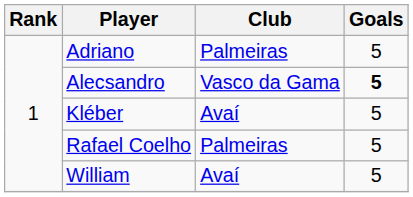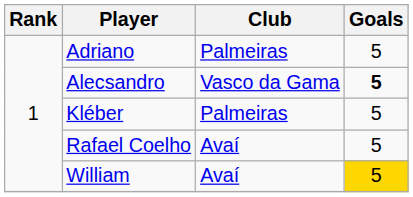(220, 113) Avaí -> (244, 113) Palmeiras
(244, 144) Palmeiras -> (220, 144) Avaí
(376, 176) no background -> (376, 176) gold background
